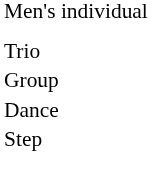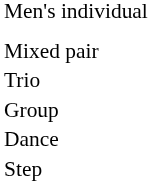+ row: (51, 51)
